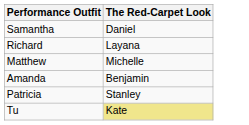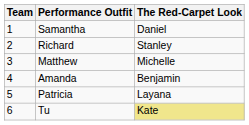+ column: (20, 12)
(123, 45) Layana -> (154, 45) Stanley
(123, 95) Stanley -> (154, 95) Layana
